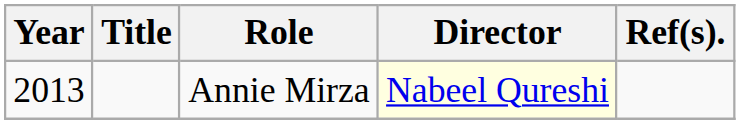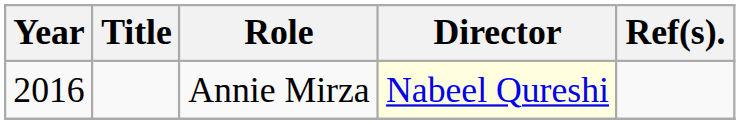(49, 89) 2013 -> (49, 89) 2016
